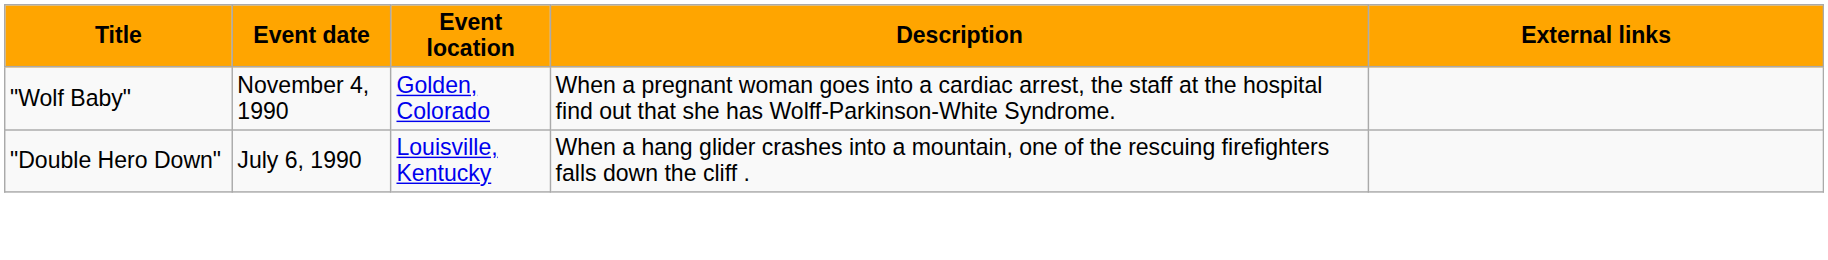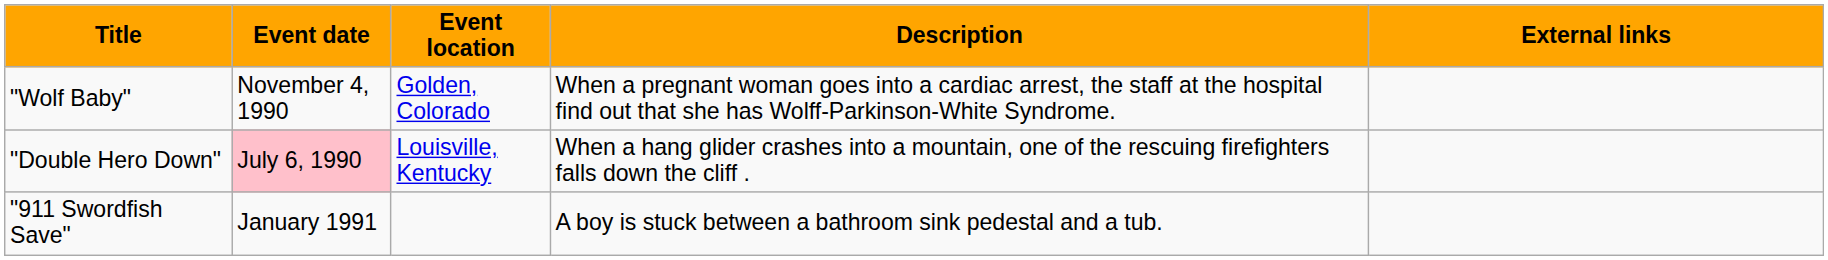(299, 160) no background -> (299, 160) pink background
+ row: (86, 223)
